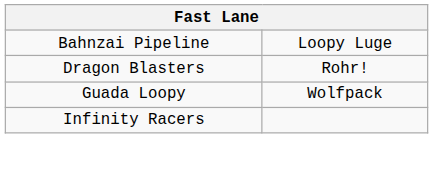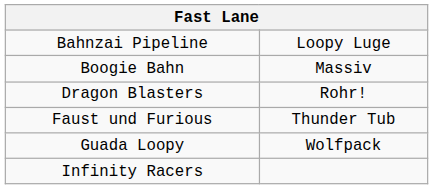+ row: (132, 69)
+ row: (132, 120)
